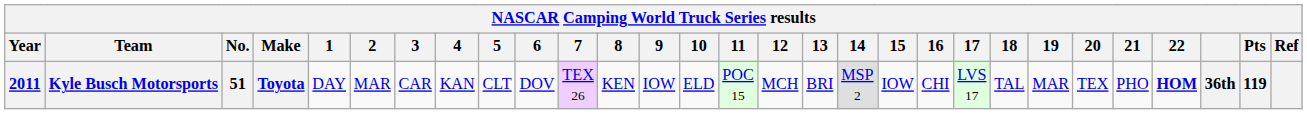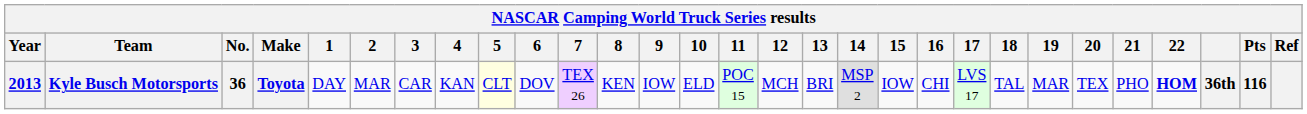(25, 84) 2011 -> (25, 84) 2013
(238, 84) 51 -> (238, 84) 36
(497, 84) no background -> (497, 84) lightyellow background
(1255, 84) 119 -> (1255, 84) 116
